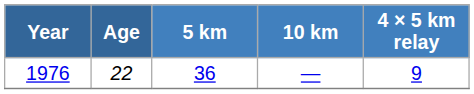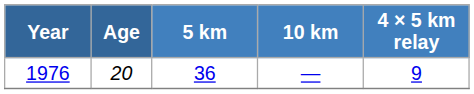(122, 73) 22 -> (122, 73) 20
